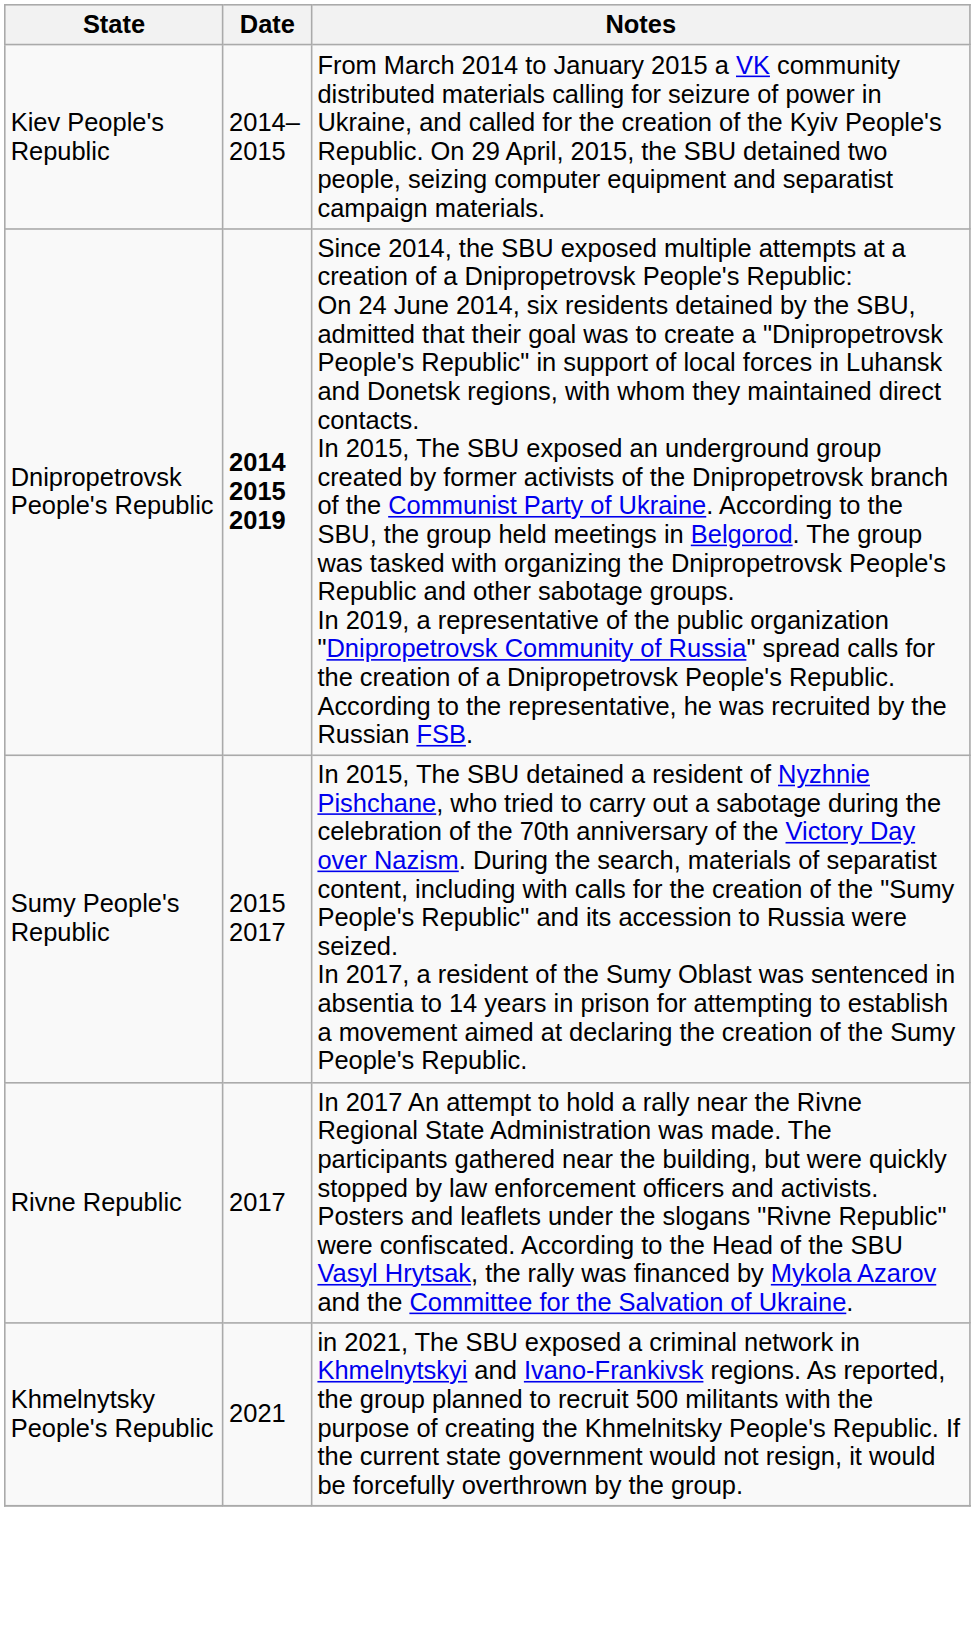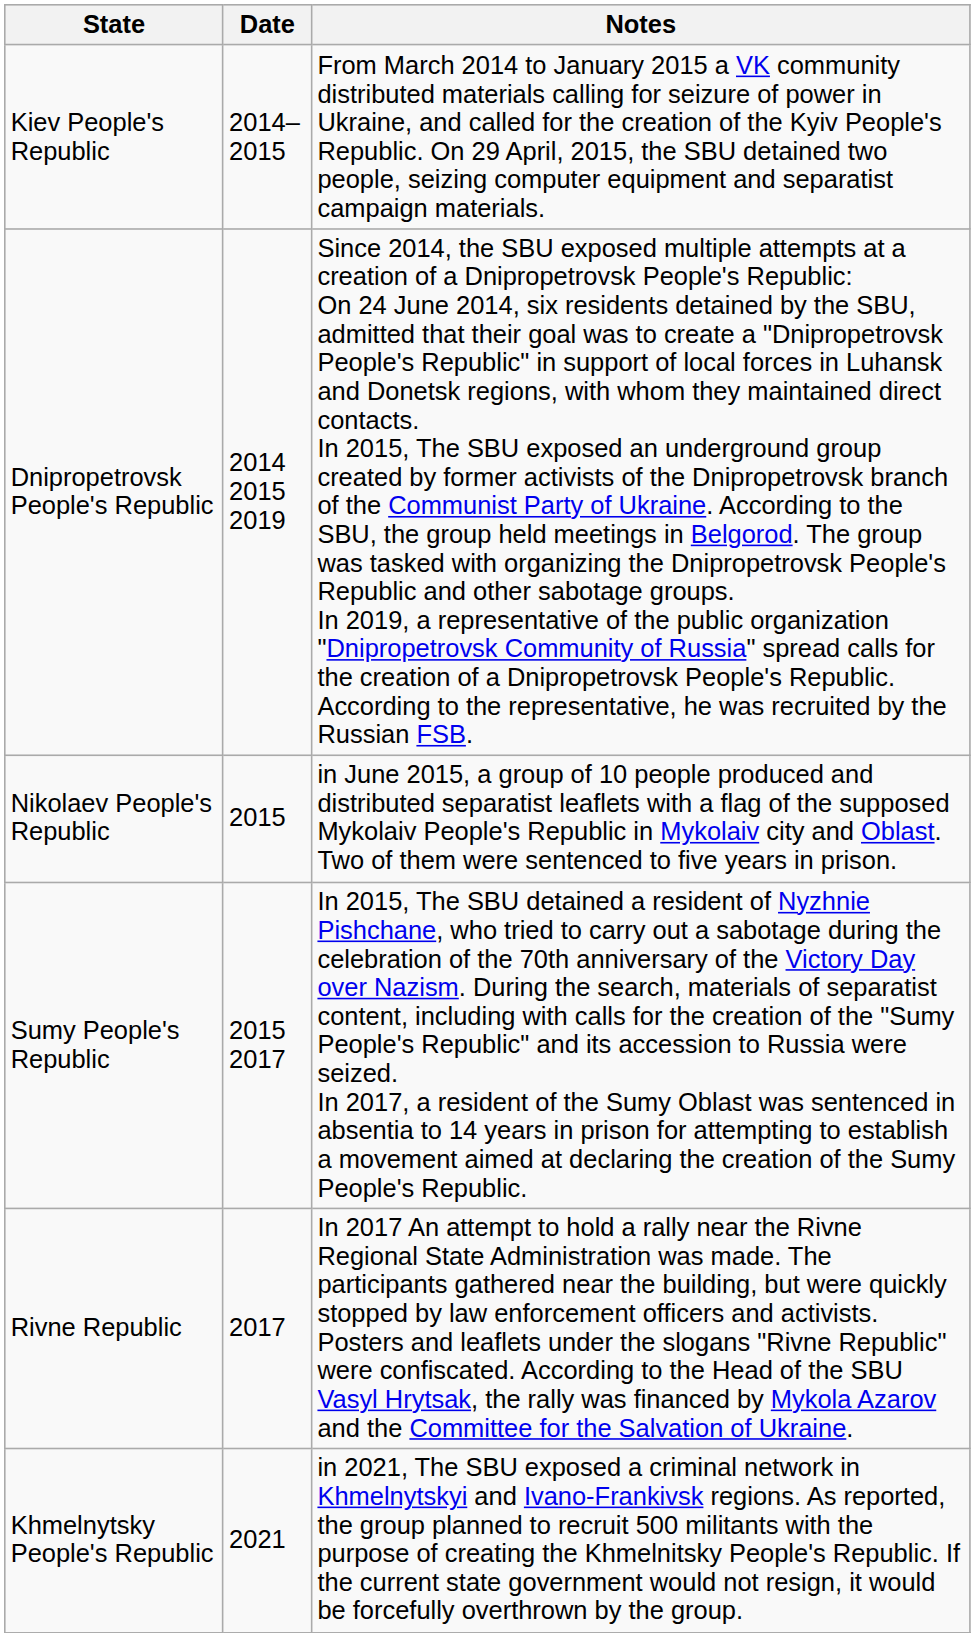(257, 491) bold -> (257, 491) normal
+ row: (111, 818)
